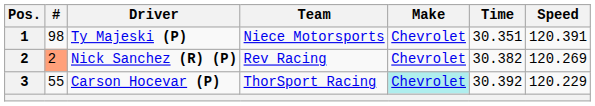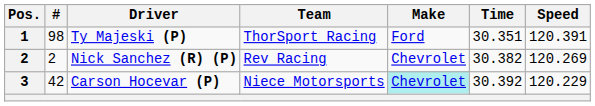(314, 38) Niece Motorsports -> (310, 38) ThorSport Racing
(429, 38) Chevrolet -> (408, 38) Ford
(52, 61) lightsalmon background -> (52, 61) no background
(56, 83) 55 -> (56, 83) 42
(310, 83) ThorSport Racing -> (314, 83) Niece Motorsports
